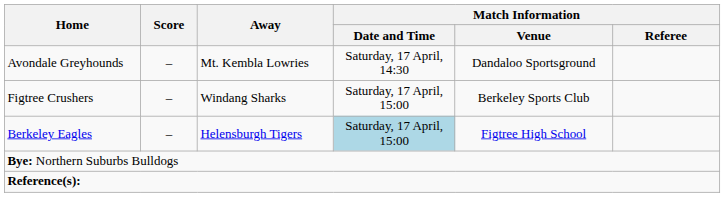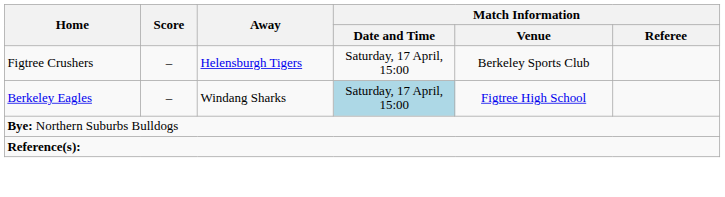- row: (65, 63)
(243, 98) Windang Sharks -> (251, 63) Helensburgh Tigers
(251, 133) Helensburgh Tigers -> (243, 98) Windang Sharks
